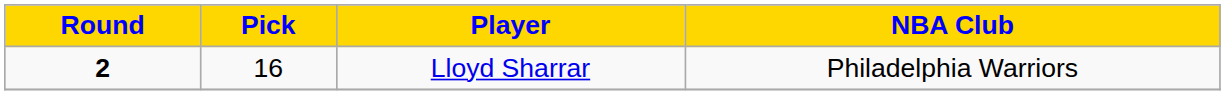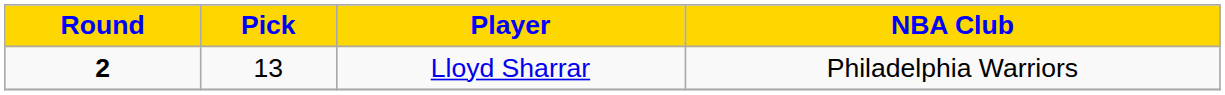(268, 67) 16 -> (268, 67) 13
